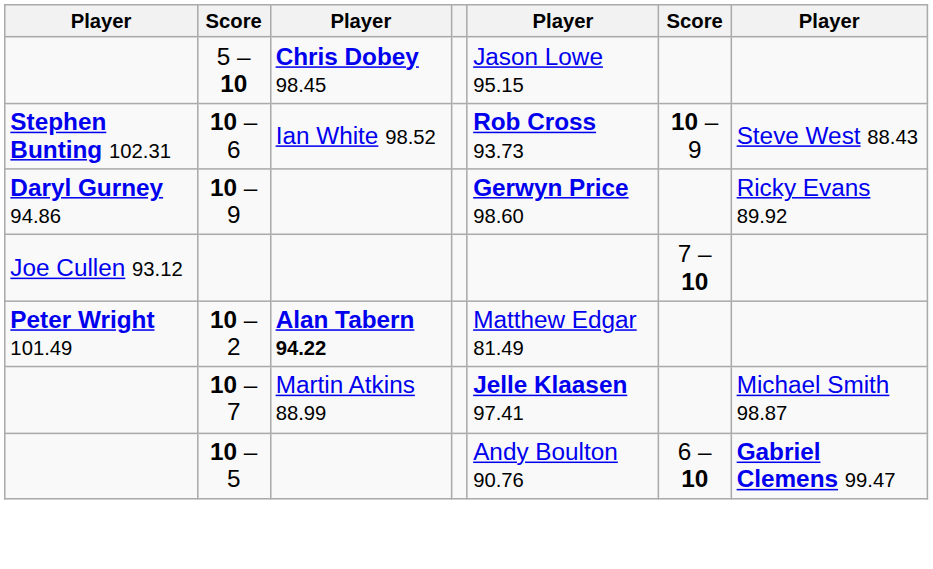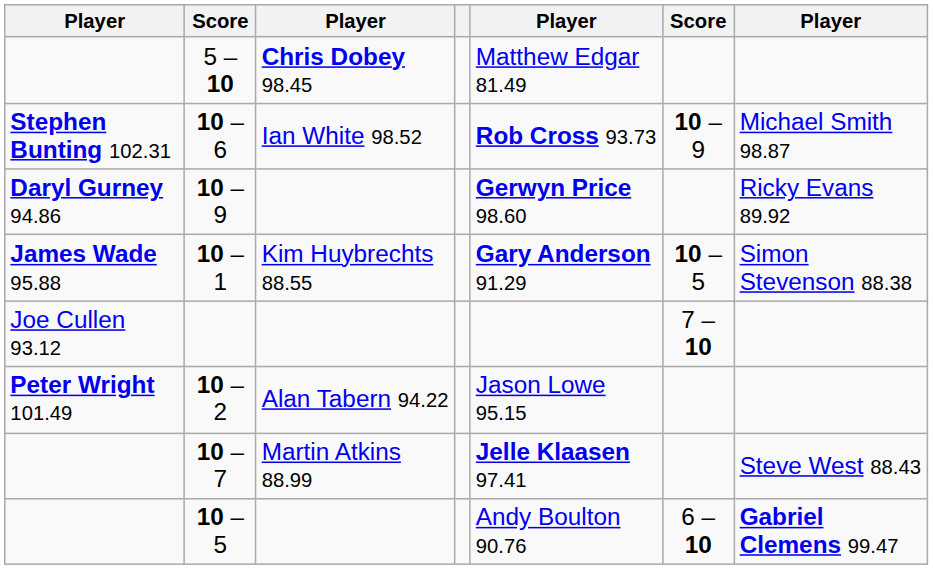(538, 69) Jason Lowe 95.15 -> (558, 69) Matthew Edgar 81.49
(827, 135) Steve West 88.43 -> (816, 135) Michael Smith 98.87
+ row: (220, 267)
(345, 333) bold -> (355, 399) normal
(555, 333) Matthew Edgar 81.49 -> (541, 399) Jason Lowe 95.15
(813, 399) Michael Smith 98.87 -> (830, 465) Steve West 88.43
